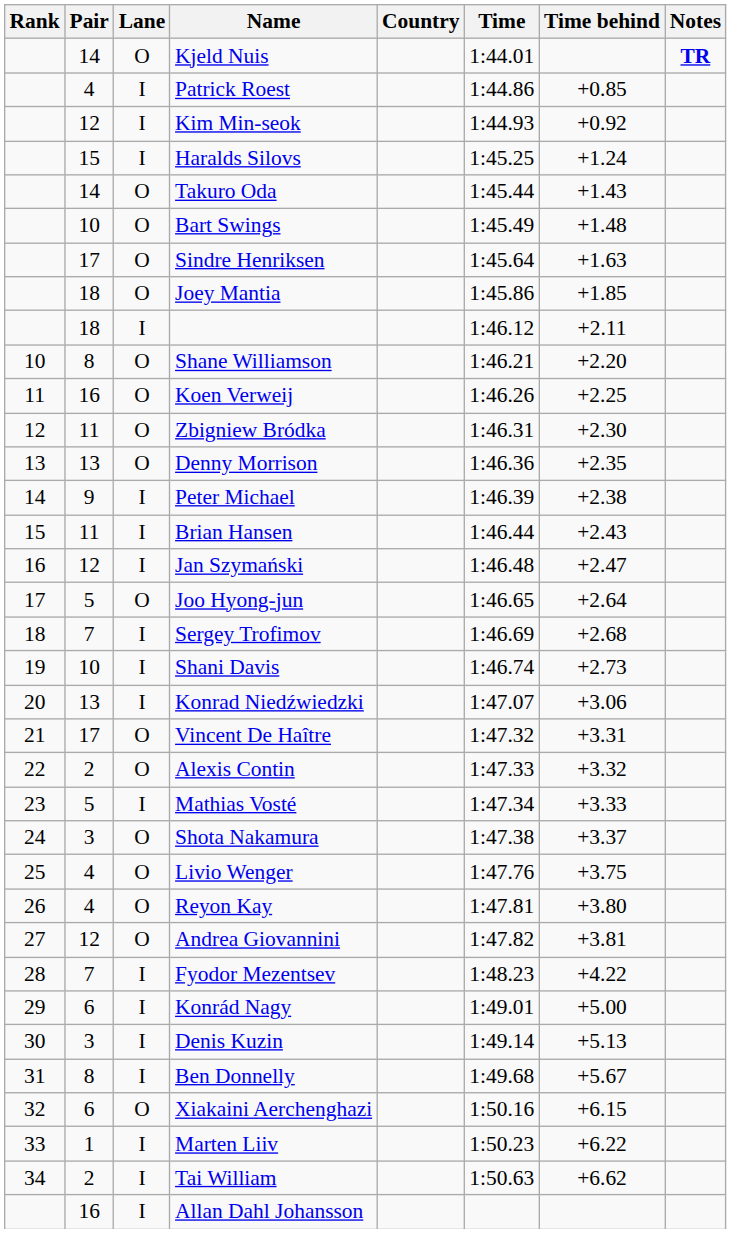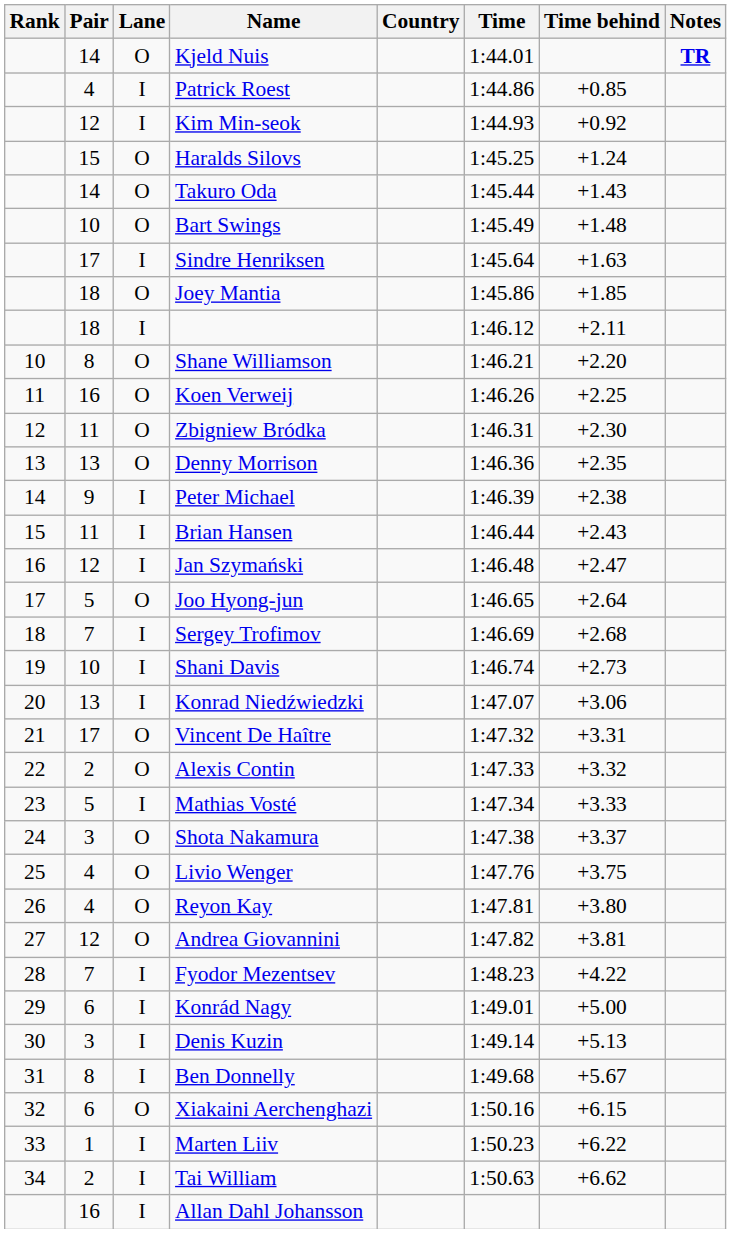(142, 157) I -> (142, 157) O
(142, 259) O -> (142, 259) I
